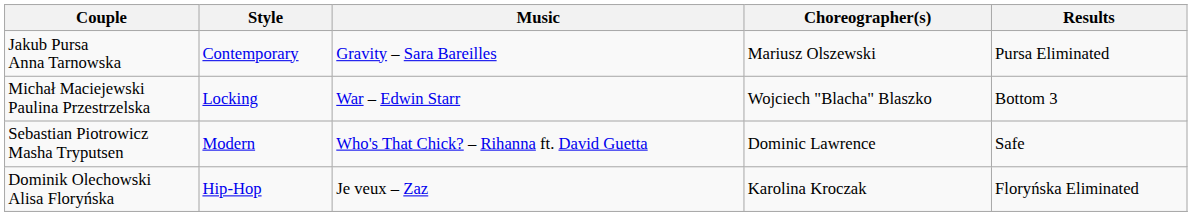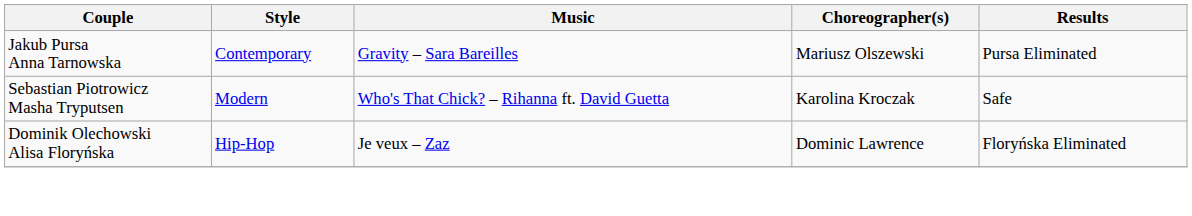- row: (79, 98)
(812, 143) Dominic Lawrence -> (855, 98) Karolina Kroczak
(807, 188) Karolina Kroczak -> (860, 143) Dominic Lawrence
